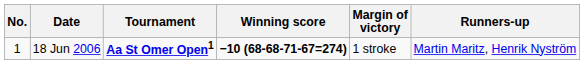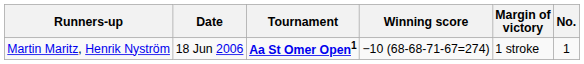columns swapped: (17, 21) <-> (495, 21)
(283, 49) bold -> (426, 49) normal
